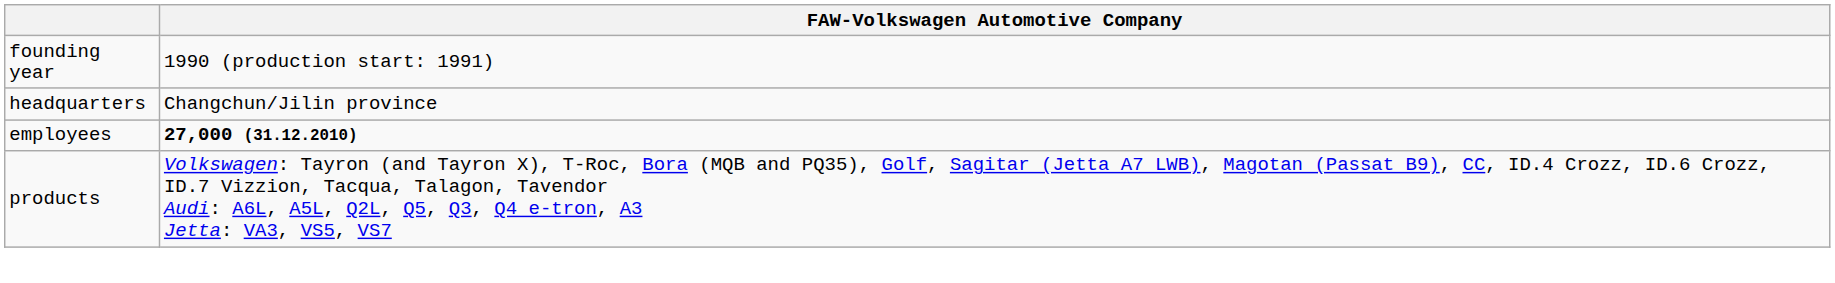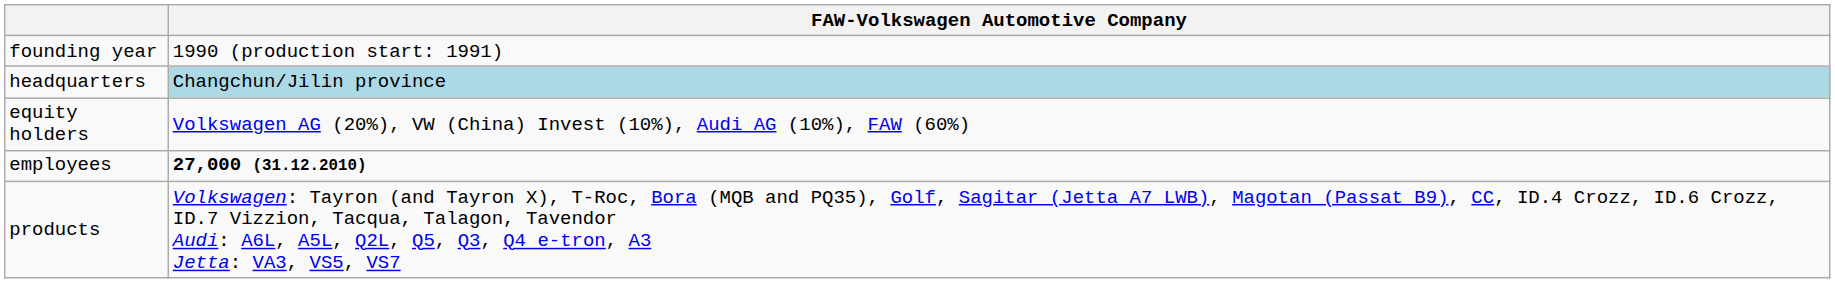(301, 104) no background -> (309, 82) lightblue background
+ row: (49, 124)
